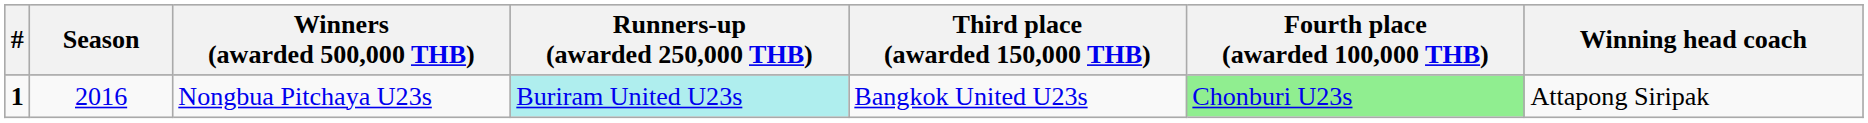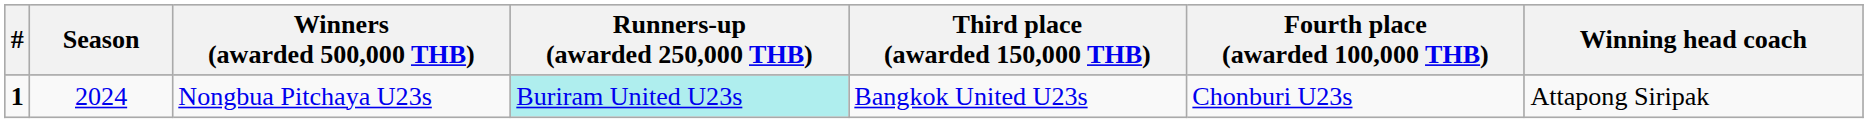(101, 95) 2016 -> (101, 95) 2024
(1272, 95) lightgreen background -> (1272, 95) no background
